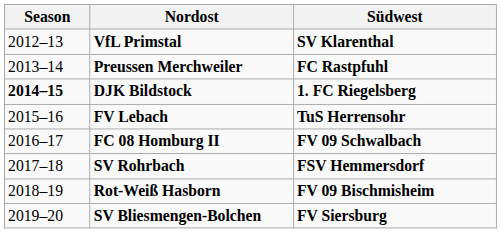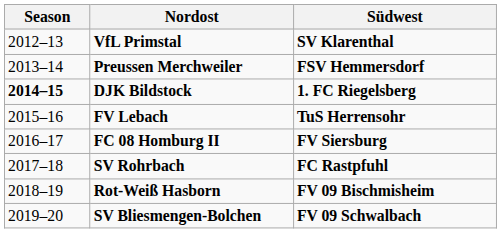(342, 66) FC Rastpfuhl -> (361, 66) FSV Hemmersdorf
(359, 141) FV 09 Schwalbach -> (342, 141) FV Siersburg
(361, 166) FSV Hemmersdorf -> (342, 166) FC Rastpfuhl
(342, 215) FV Siersburg -> (359, 215) FV 09 Schwalbach
